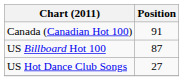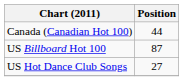(157, 31) 91 -> (157, 31) 44
